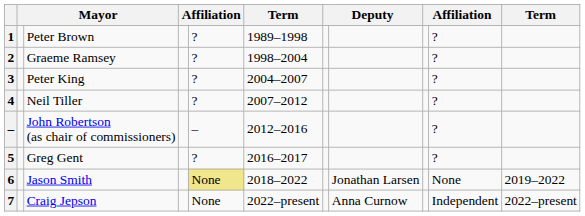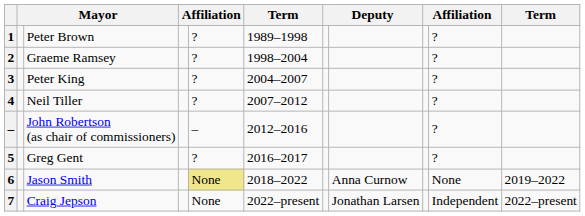(376, 179) Jonathan Larsen -> (370, 179) Anna Curnow
(370, 200) Anna Curnow -> (376, 200) Jonathan Larsen
